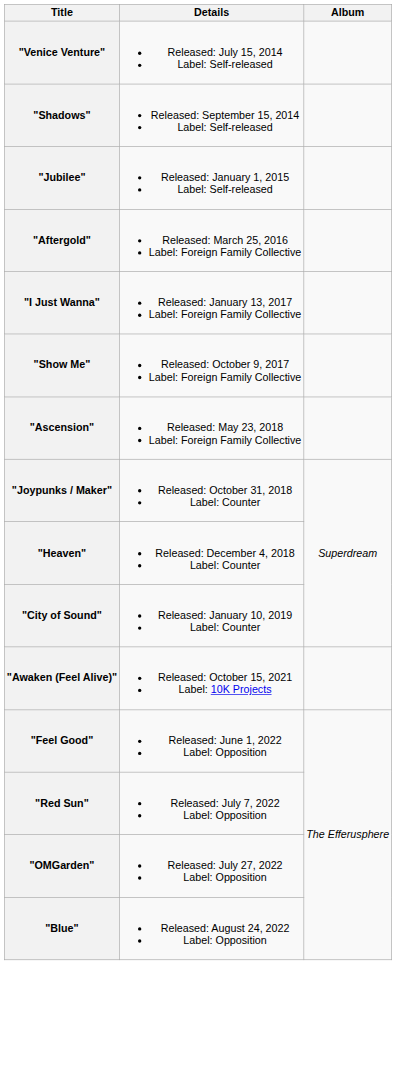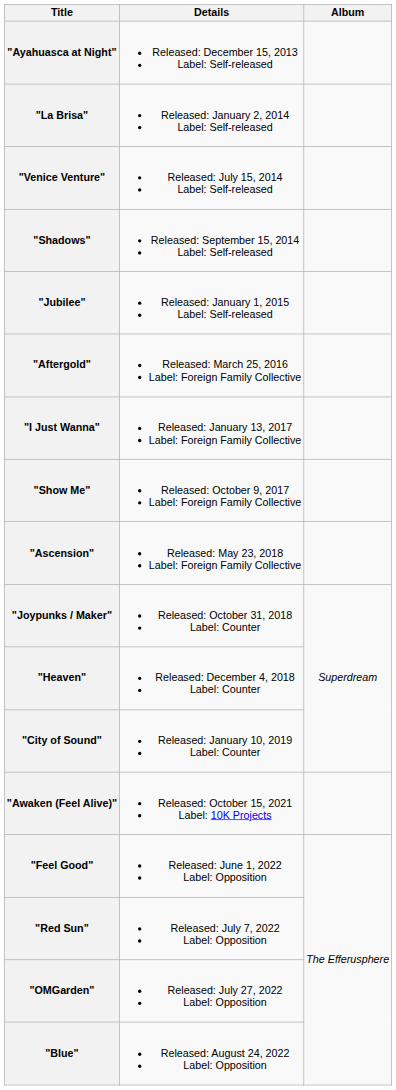+ row: (62, 52)
+ row: (62, 115)
